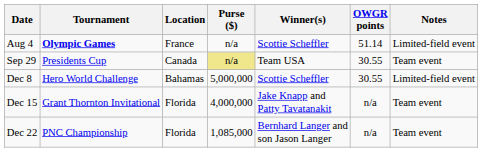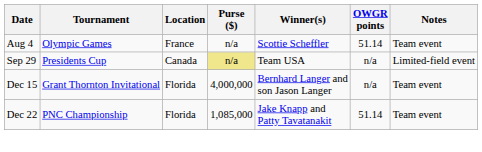(79, 43) bold -> (77, 43) normal
(434, 43) Limited-field event -> (417, 43) Team event
(370, 61) 30.55 -> (370, 61) n/a
(417, 61) Team event -> (434, 61) Limited-field event
- row: (19, 78)
(294, 102) Jake Knapp and Patty Tavatanakit -> (303, 84) Bernhard Langer and son Jason Langer
(303, 132) Bernhard Langer and son Jason Langer -> (294, 115) Jake Knapp and Patty Tavatanakit
(370, 132) n/a -> (370, 115) 51.14
